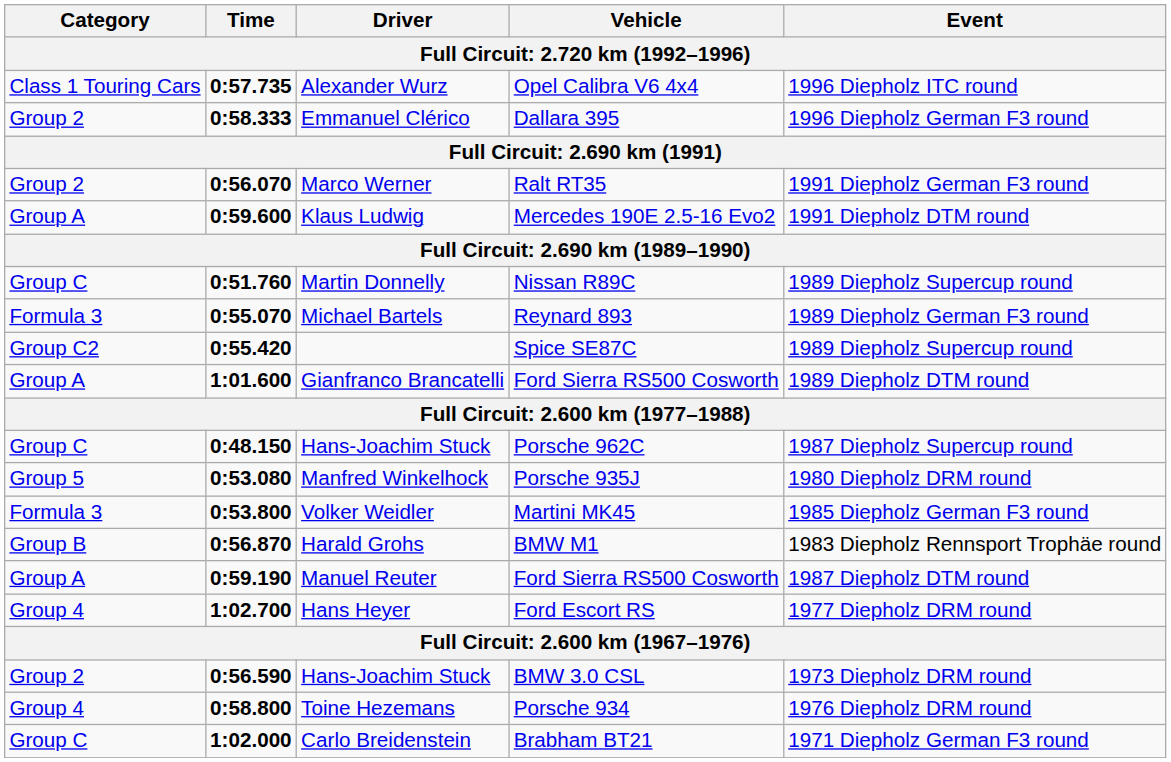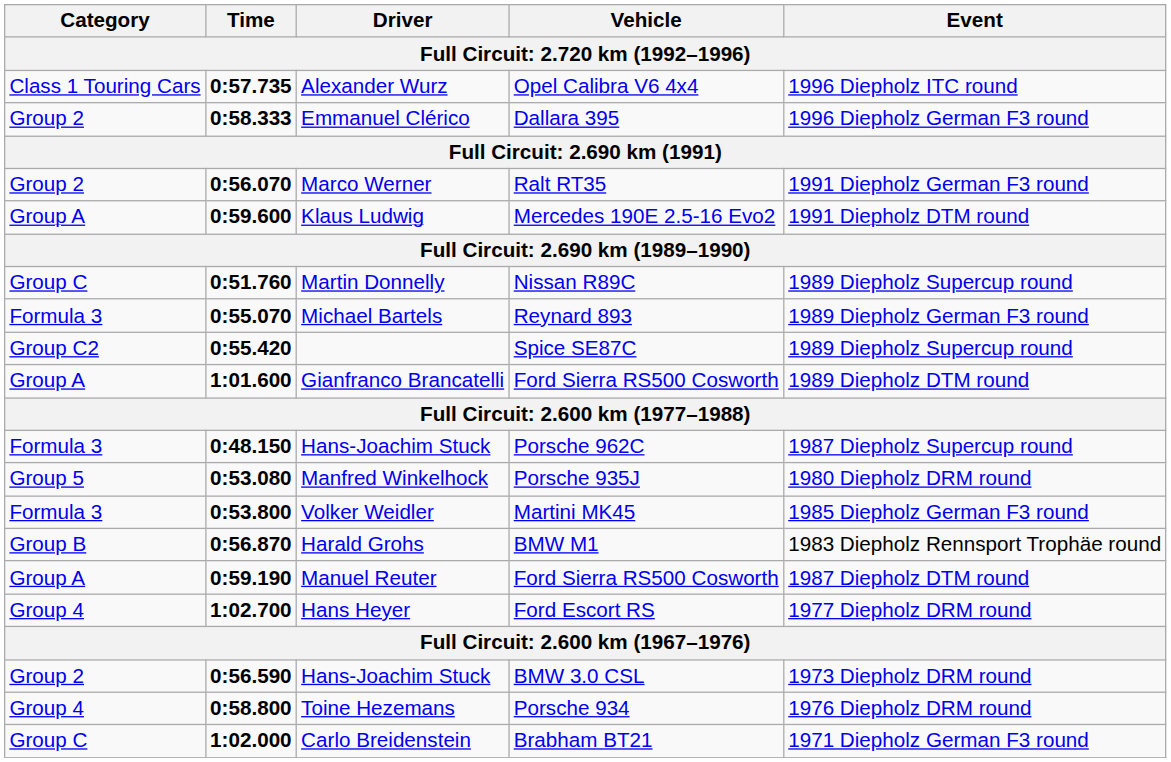(48, 446) Group C -> (56, 446) Formula 3
